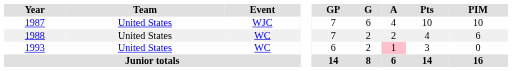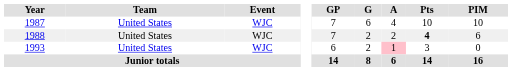(262, 35) WC -> (262, 35) WJC
(427, 35) normal -> (427, 35) bold
(262, 48) WC -> (262, 48) WJC
